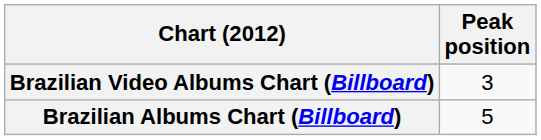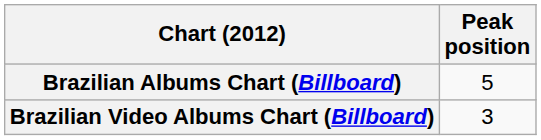rows swapped: (222, 116) <-> (222, 81)
